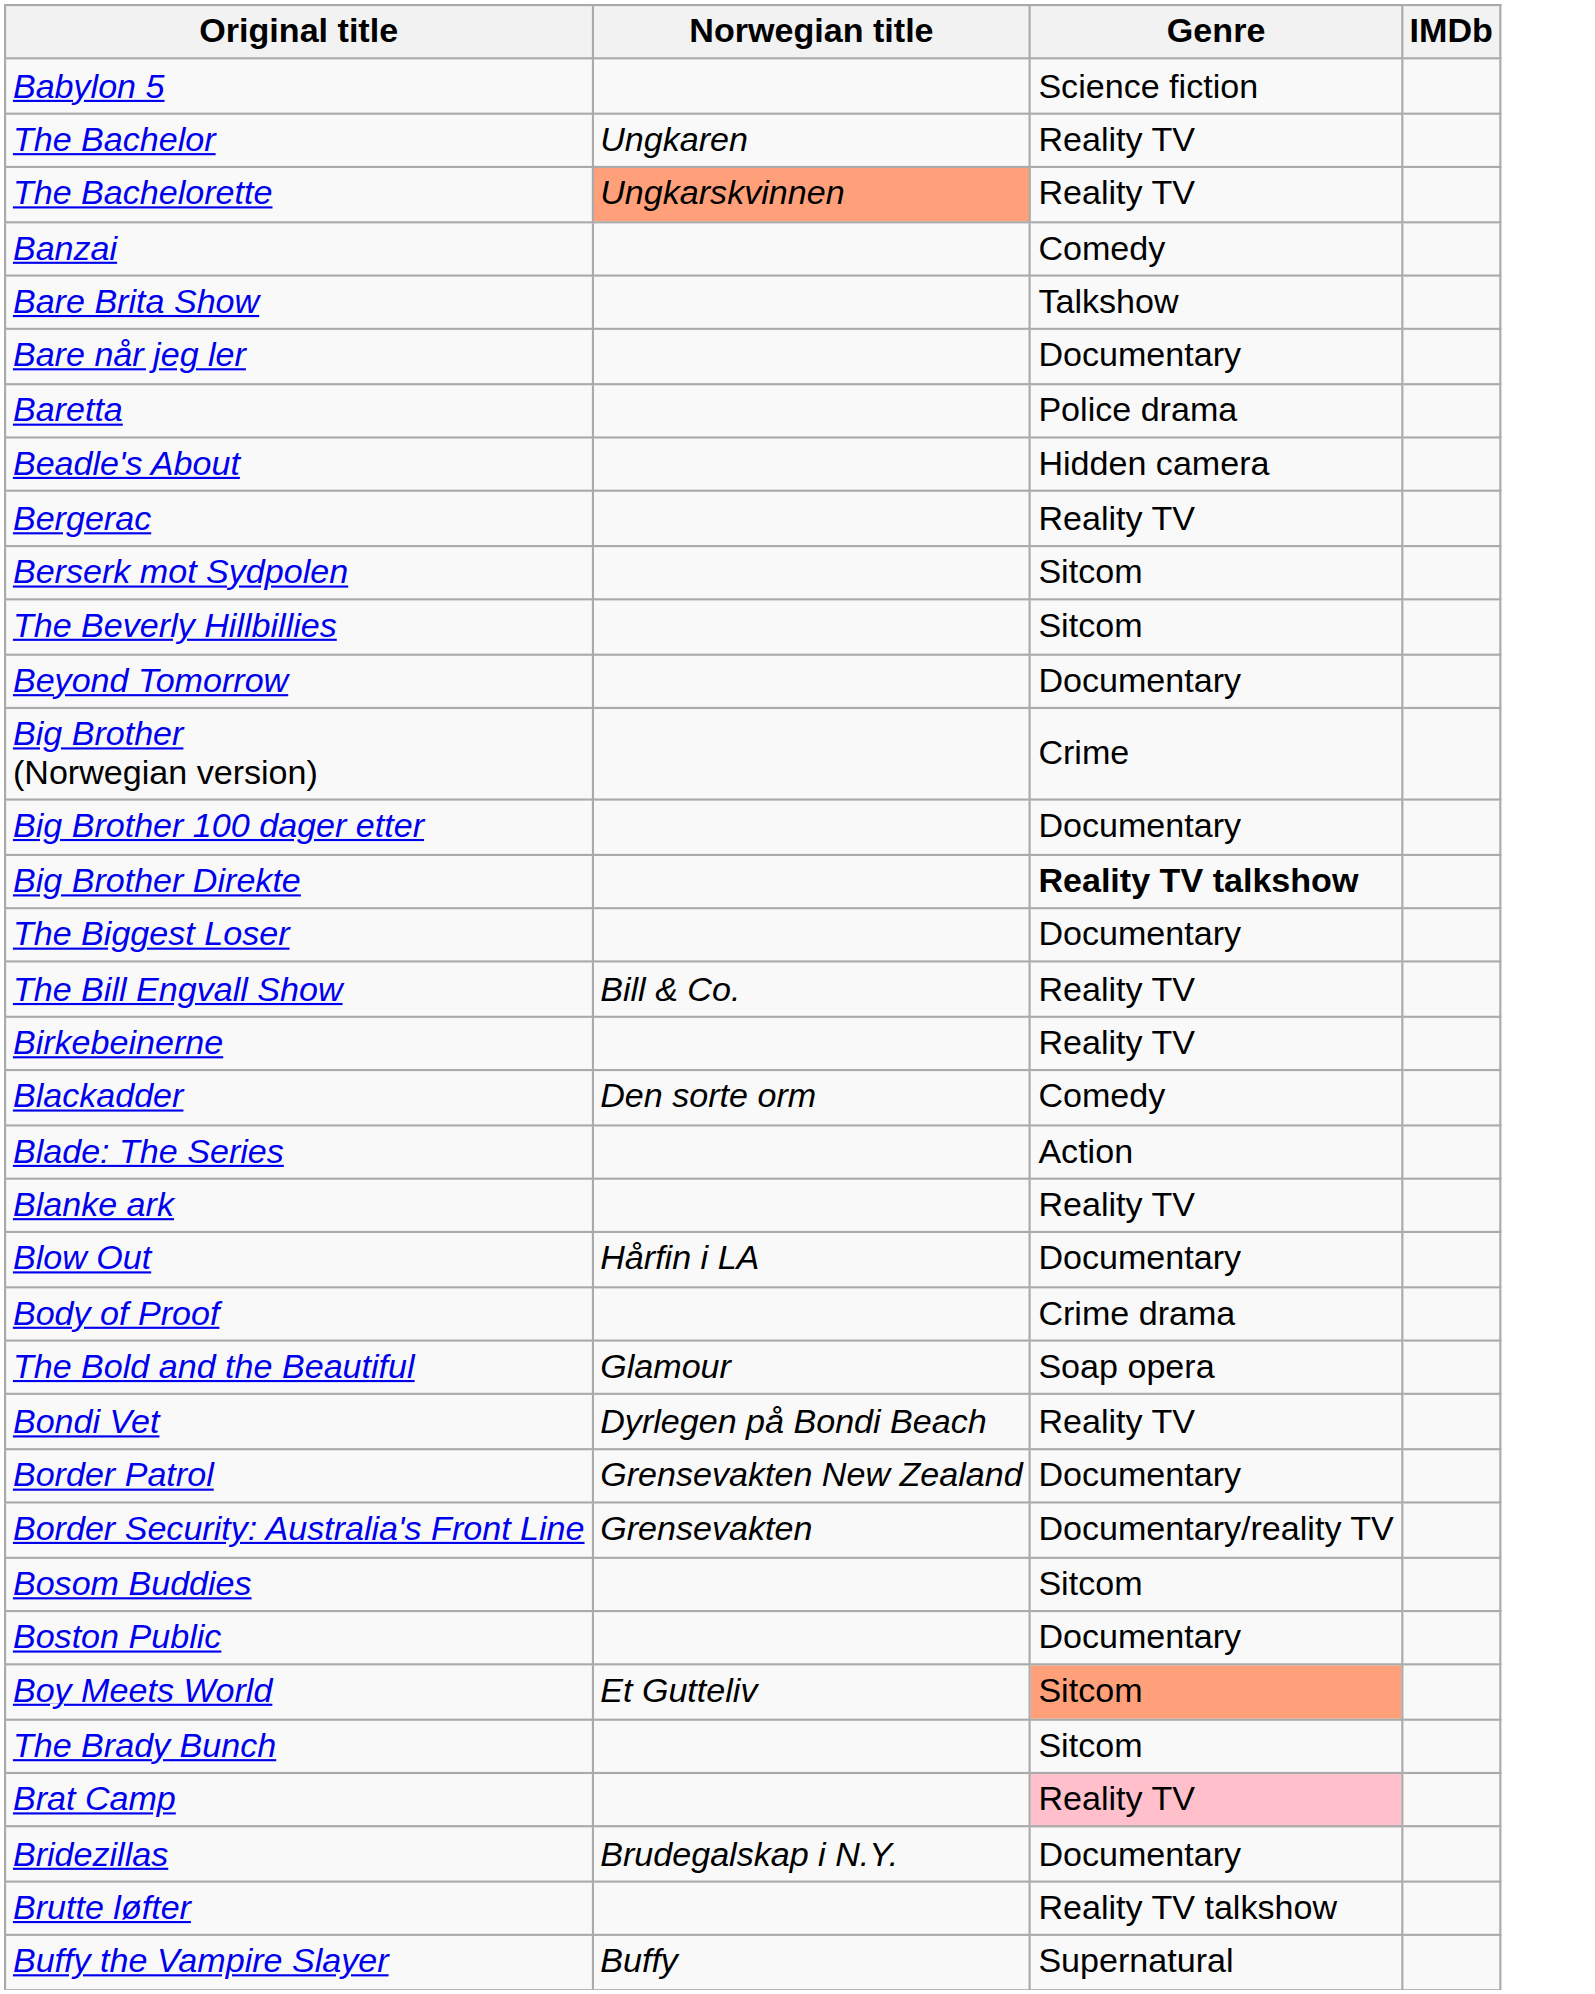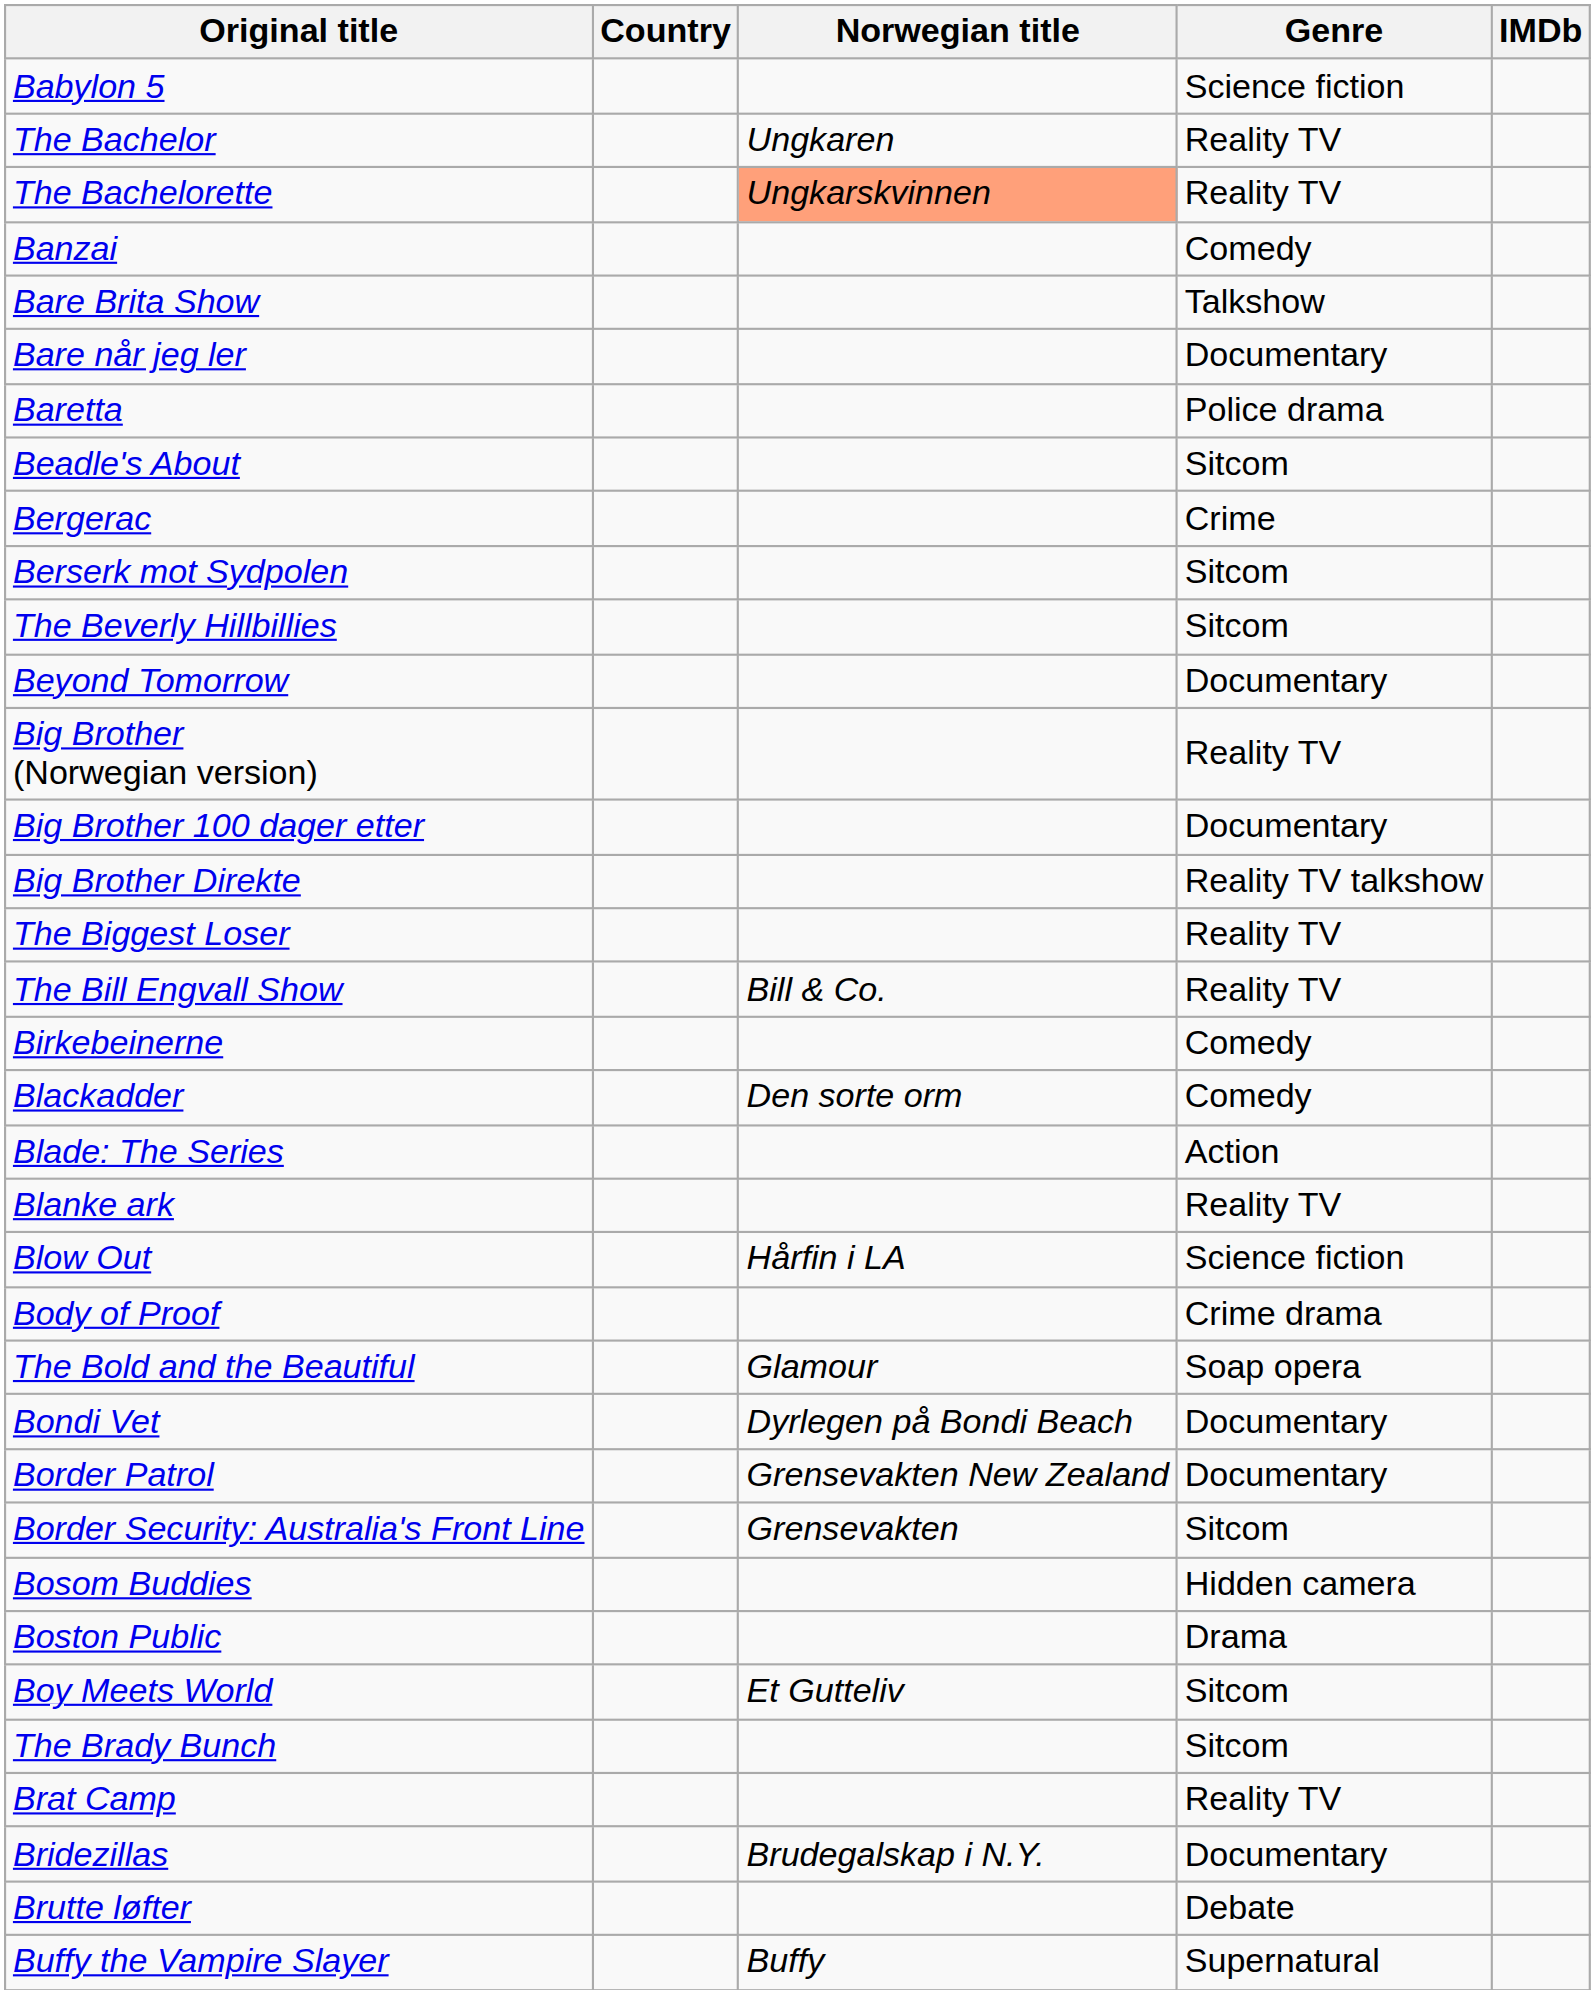+ column: (666, 31)
(1154, 463) Hidden camera -> (1237, 463) Sitcom
(1117, 517) Reality TV -> (1230, 517) Crime
(1084, 753) Crime -> (1263, 753) Reality TV
(1198, 880) bold -> (1334, 880) normal
(1140, 934) Documentary -> (1263, 934) Reality TV
(1117, 1042) Reality TV -> (1248, 1042) Comedy
(1140, 1258) Documentary -> (1295, 1258) Science fiction
(1117, 1421) Reality TV -> (1286, 1421) Documentary
(1216, 1529) Documentary/reality TV -> (1237, 1529) Sitcom
(1090, 1583) Sitcom -> (1300, 1583) Hidden camera
(1140, 1637) Documentary -> (1236, 1637) Drama
(1090, 1691) lightsalmon background -> (1237, 1691) no background
(1117, 1799) pink background -> (1263, 1799) no background
(1188, 1907) Reality TV talkshow -> (1240, 1907) Debate
